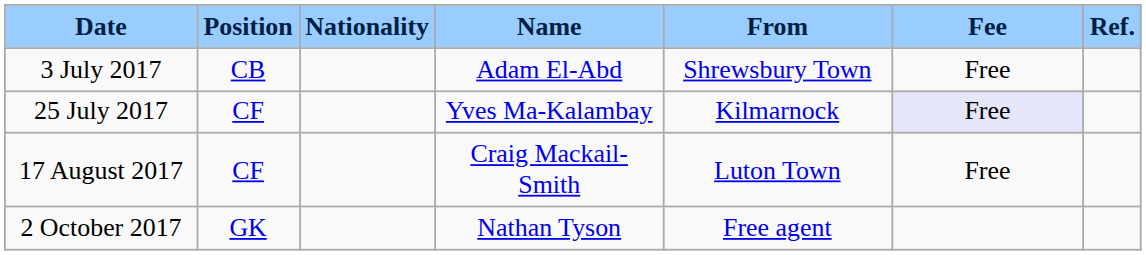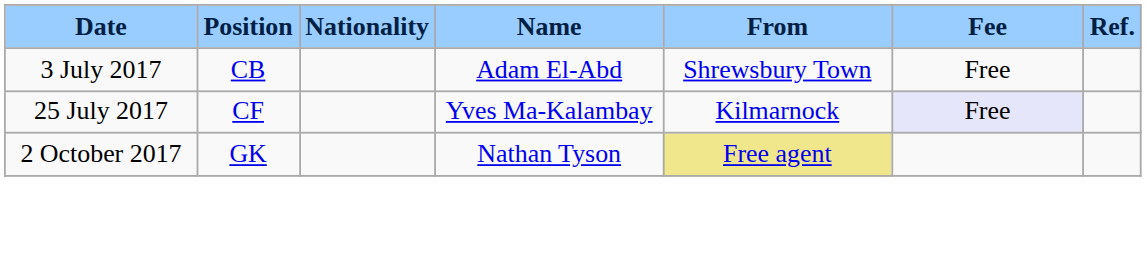- row: (101, 169)
(777, 227) no background -> (777, 154) khaki background
